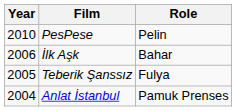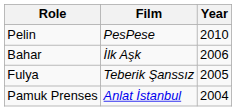columns swapped: (22, 14) <-> (183, 14)
